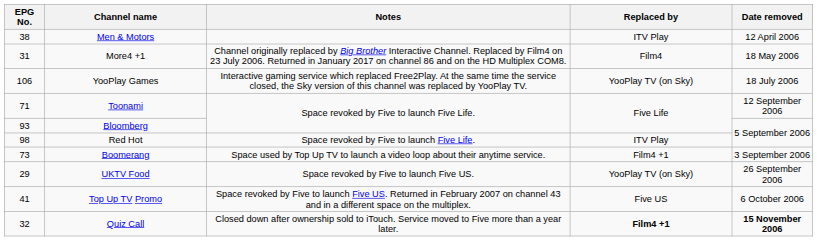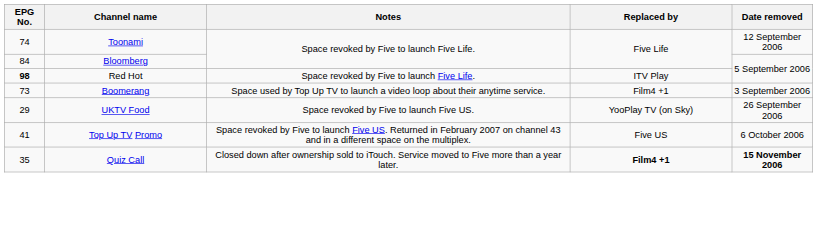- row: (126, 37)
- row: (126, 56)
- row: (126, 81)
(25, 106) 71 -> (25, 42) 74
(25, 126) 93 -> (25, 62) 84
(25, 140) normal -> (25, 76) bold
(25, 224) 32 -> (25, 160) 35
